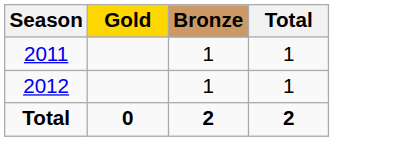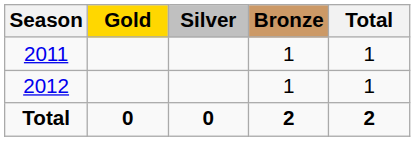+ column: (208, 20)
